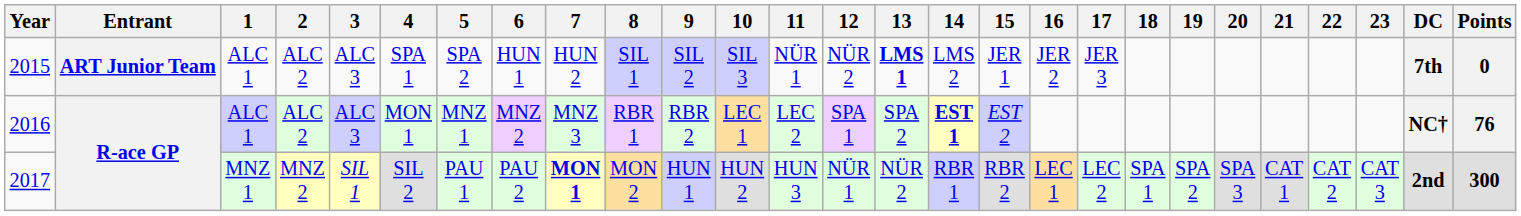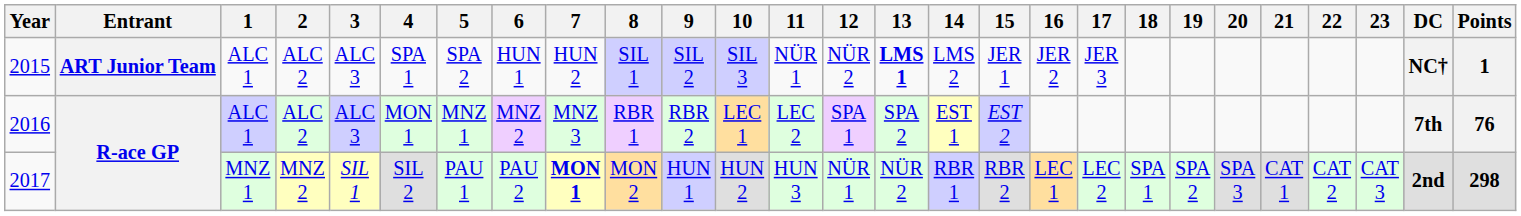(1428, 66) 7th -> (1428, 66) NC†
(1485, 66) 0 -> (1485, 66) 1
(954, 123) bold -> (954, 123) normal
(1428, 123) NC† -> (1428, 123) 7th
(1485, 180) 300 -> (1485, 180) 298
